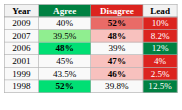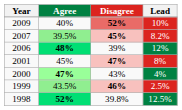(117, 36) 48% -> (117, 36) 45%
(160, 61) 4% -> (160, 61) 8%
+ row: (21, 74)
(65, 74) no background -> (65, 86) lightgreen background
